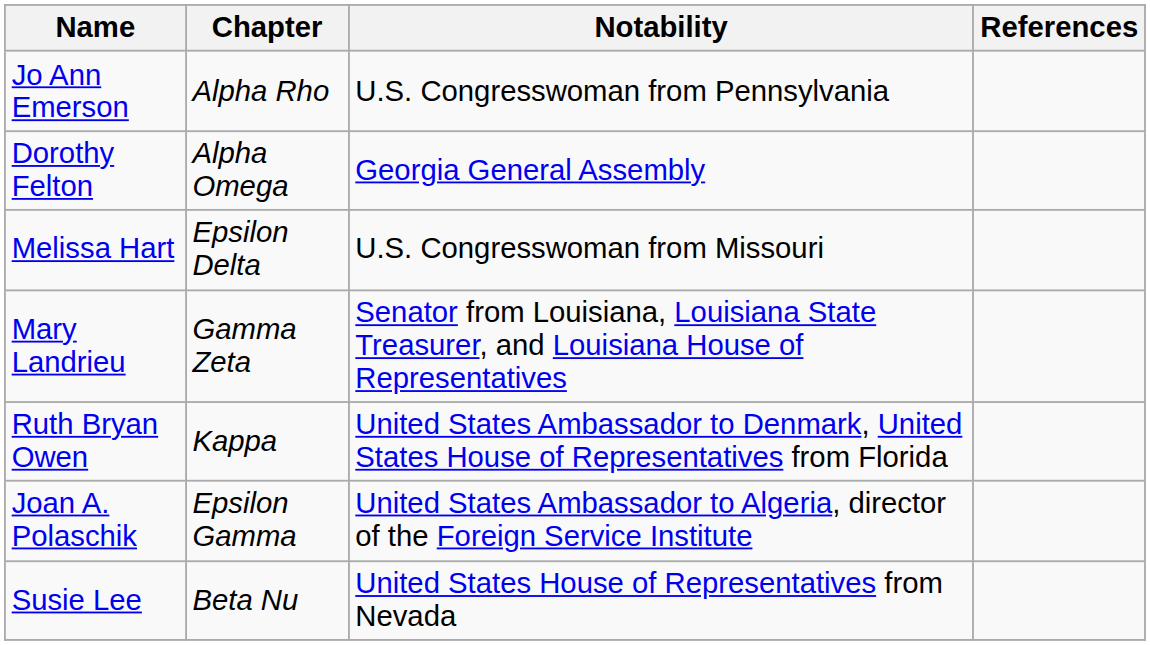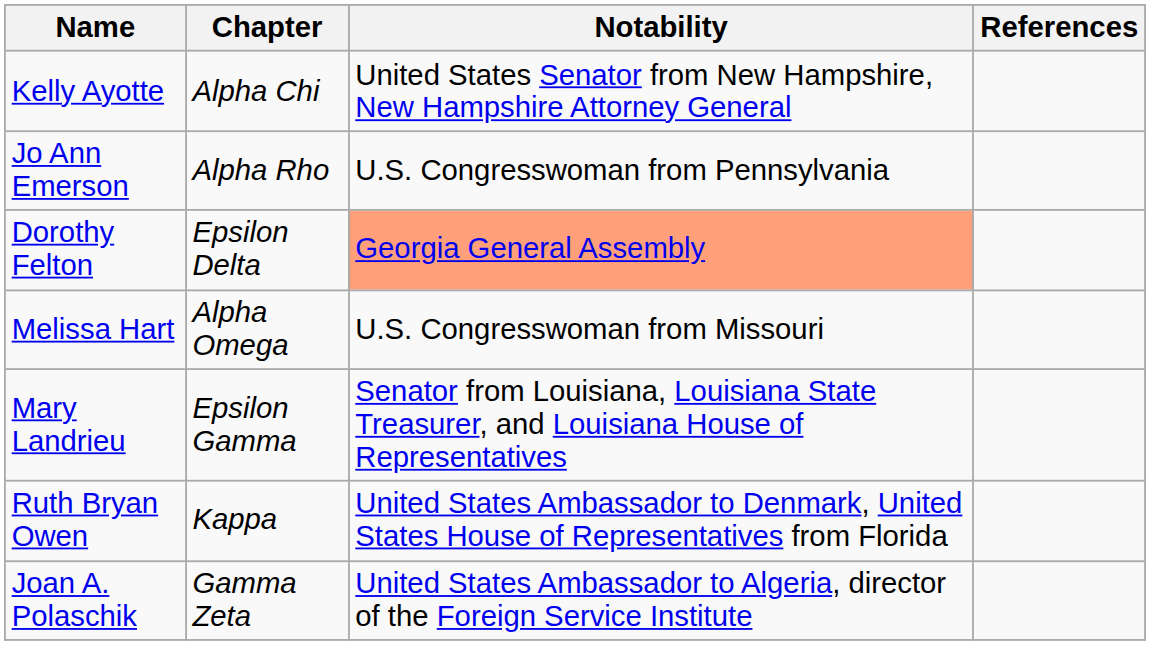+ row: (88, 90)
(240, 170) Alpha Omega -> (240, 249) Epsilon Delta
(530, 170) no background -> (530, 249) lightsalmon background
(240, 249) Epsilon Delta -> (240, 328) Alpha Omega
(245, 345) Gamma Zeta -> (245, 424) Epsilon Gamma
(245, 520) Epsilon Gamma -> (245, 599) Gamma Zeta
- row: (77, 599)
